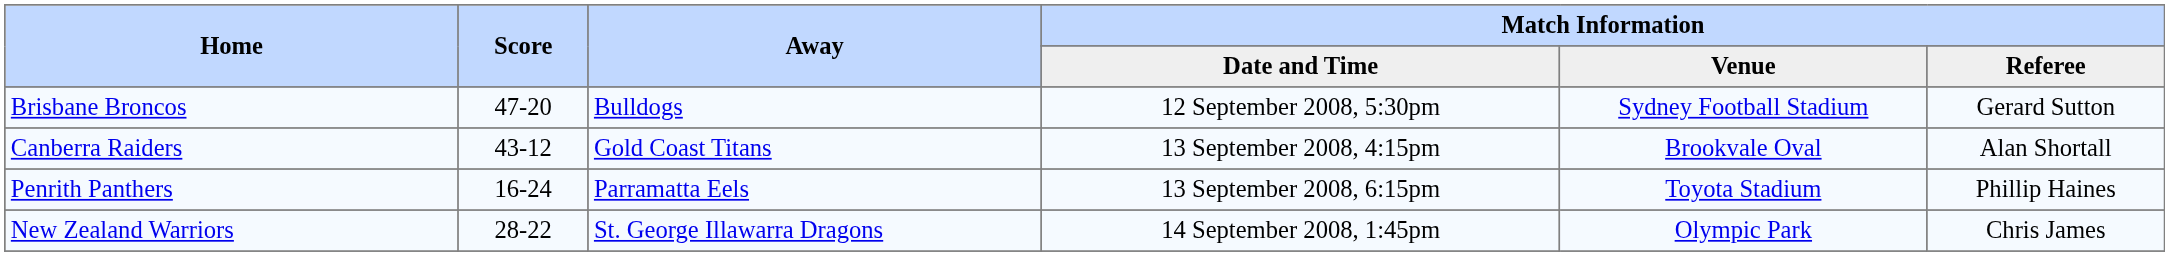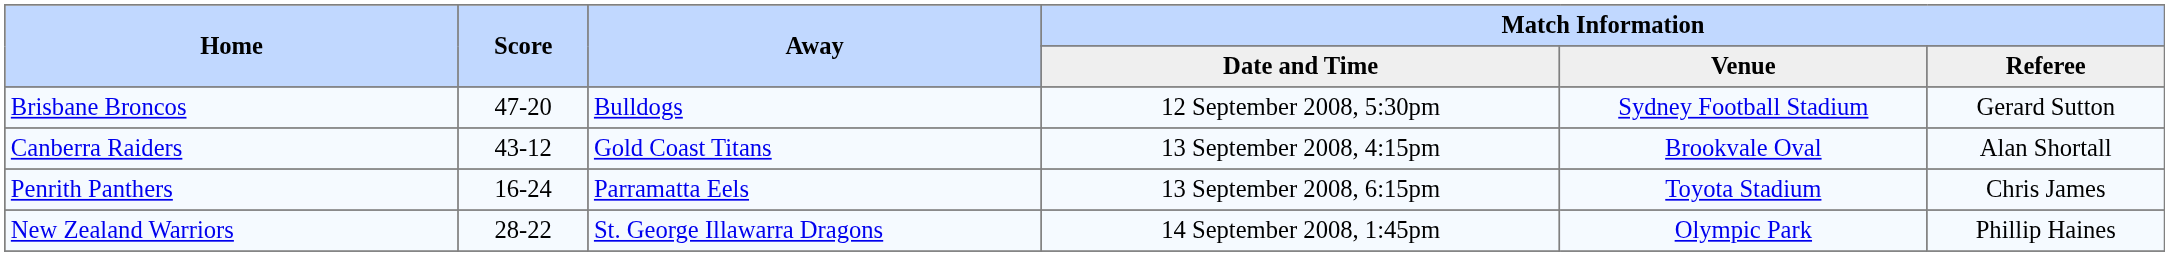(2046, 189) Phillip Haines -> (2046, 189) Chris James
(2046, 230) Chris James -> (2046, 230) Phillip Haines
